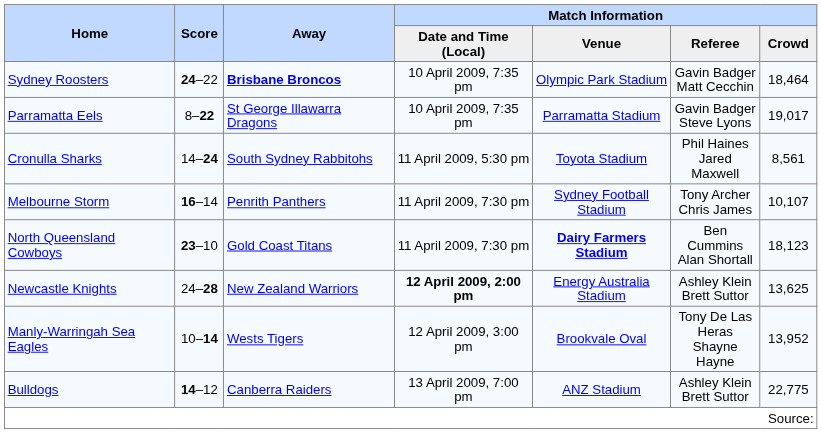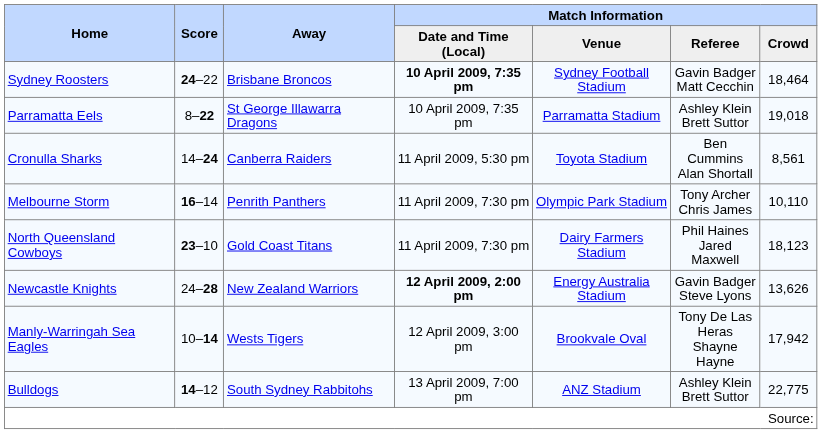(284, 79) bold -> (279, 79) normal
(463, 79) normal -> (463, 79) bold
(602, 79) Olympic Park Stadium -> (602, 79) Sydney Football Stadium
(715, 115) Gavin Badger Steve Lyons -> (715, 115) Ashley Klein Brett Suttor
(788, 115) 19,017 -> (788, 115) 19,018
(300, 159) South Sydney Rabbitohs -> (279, 159) Canberra Raiders
(715, 159) Phil Haines Jared Maxwell -> (715, 159) Ben Cummins Alan Shortall
(602, 202) Sydney Football Stadium -> (602, 202) Olympic Park Stadium
(788, 202) 10,107 -> (788, 202) 10,110
(602, 245) bold -> (602, 245) normal
(715, 245) Ben Cummins Alan Shortall -> (715, 245) Phil Haines Jared Maxwell
(715, 288) Ashley Klein Brett Suttor -> (715, 288) Gavin Badger Steve Lyons
(788, 288) 13,625 -> (788, 288) 13,626
(788, 339) 13,952 -> (788, 339) 17,942
(279, 389) Canberra Raiders -> (300, 389) South Sydney Rabbitohs
